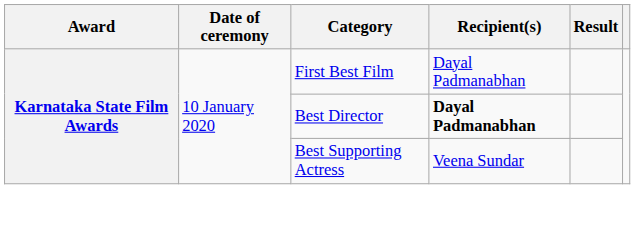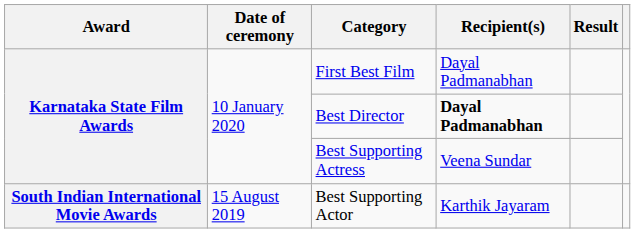+ row: (369, 205)
